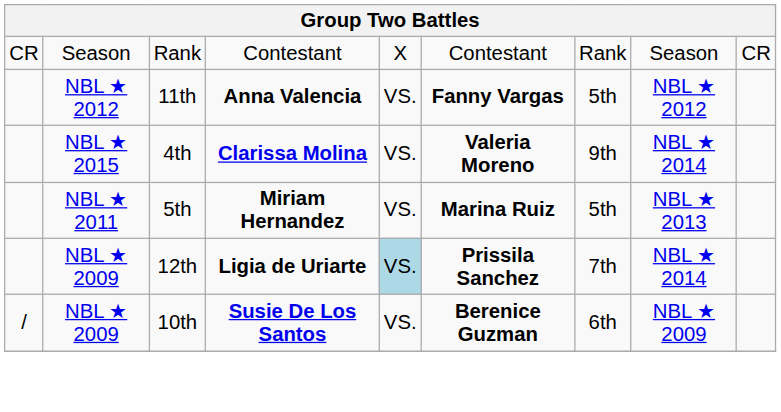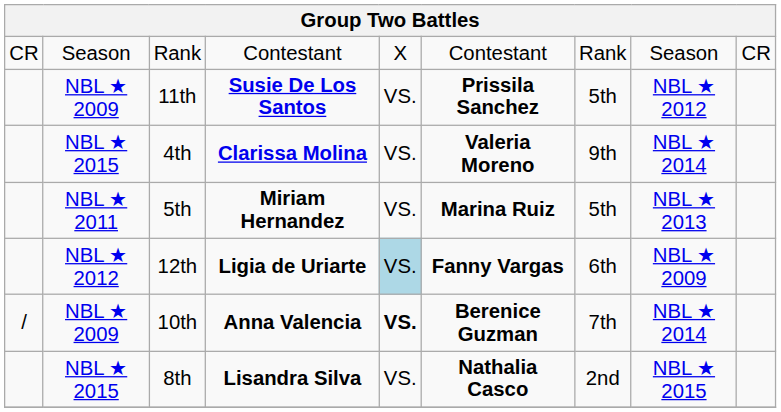(96, 97) NBL ★ 2012 -> (96, 97) NBL ★ 2009
(292, 97) Anna Valencia -> (292, 97) Susie De Los Santos
(498, 97) Fanny Vargas -> (498, 97) Prissila Sanchez
(96, 266) NBL ★ 2009 -> (96, 266) NBL ★ 2012
(498, 266) Prissila Sanchez -> (498, 266) Fanny Vargas
(603, 266) 7th -> (603, 266) 6th
(684, 266) NBL ★ 2014 -> (684, 266) NBL ★ 2009
(292, 322) Susie De Los Santos -> (292, 322) Anna Valencia
(400, 322) normal -> (400, 322) bold
(603, 322) 6th -> (603, 322) 7th
(684, 323) NBL ★ 2009 -> (684, 323) NBL ★ 2014
+ row: (177, 378)
